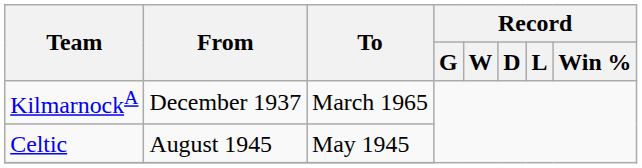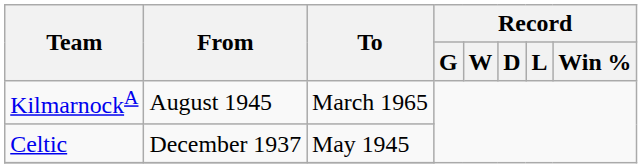(225, 102) December 1937 -> (211, 102) August 1945
(211, 143) August 1945 -> (225, 143) December 1937
